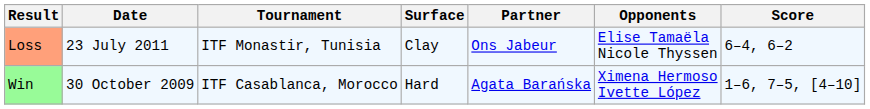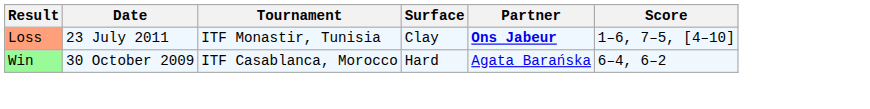- column: (658, 15)
(514, 46) normal -> (514, 38) bold
(759, 46) 6–4, 6–2 -> (666, 38) 1–6, 7–5, [4–10]
(793, 84) 1–6, 7–5, [4–10] -> (632, 61) 6–4, 6–2
